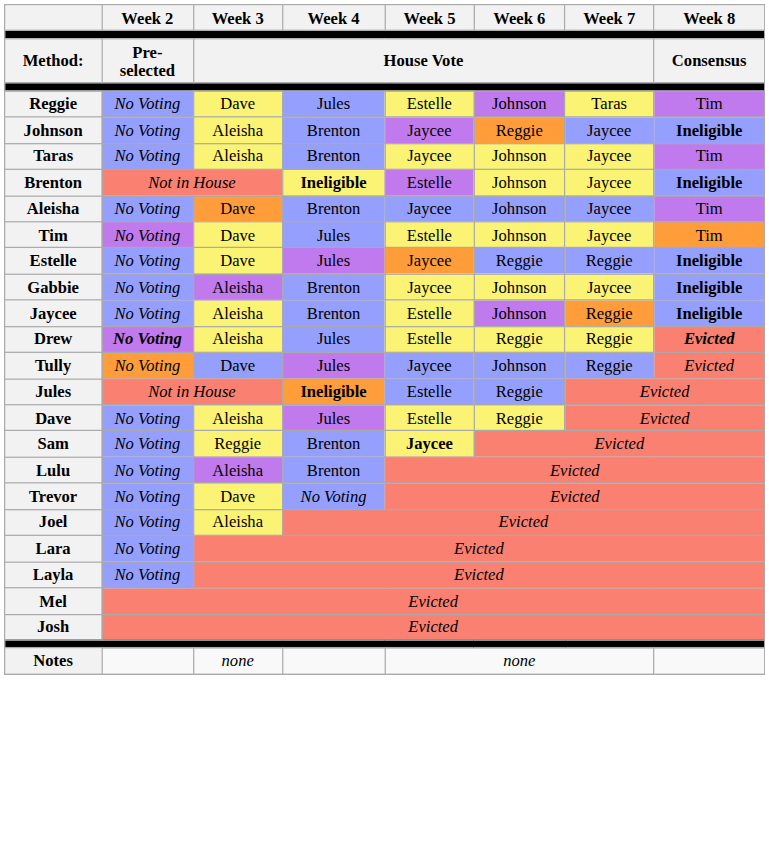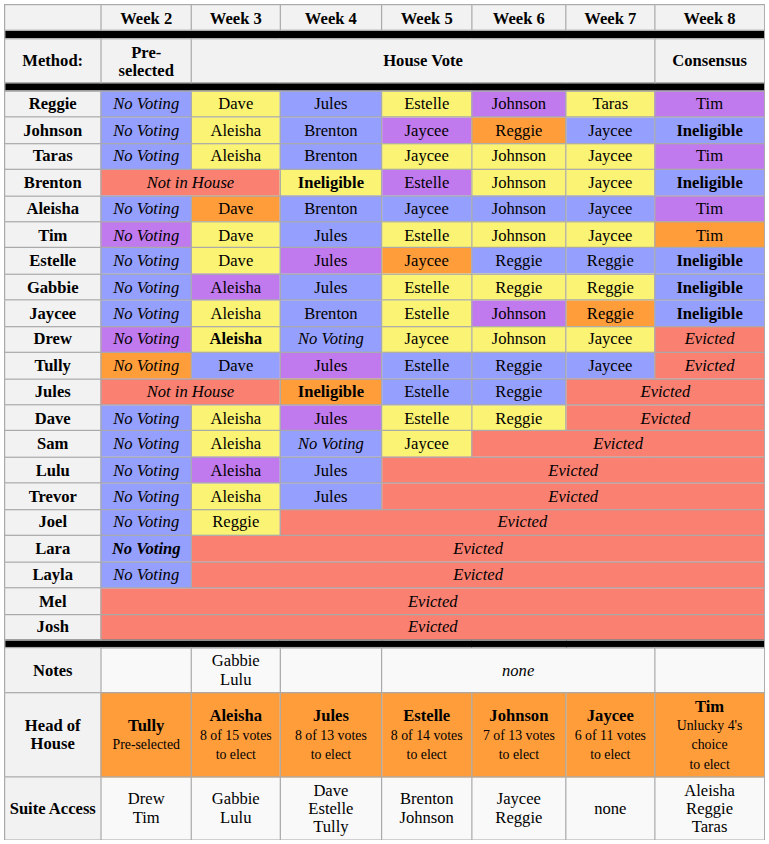(334, 287) Brenton -> (331, 287) Jules
(429, 287) Jaycee -> (427, 287) Estelle
(519, 287) Johnson -> (519, 287) Reggie
(609, 287) Jaycee -> (610, 287) Reggie
(147, 339) bold -> (146, 339) normal
(238, 339) normal -> (236, 339) bold
(334, 339) Jules -> (331, 339) No Voting
(429, 339) Estelle -> (427, 339) Jaycee
(519, 339) Reggie -> (519, 339) Johnson
(609, 339) Reggie -> (610, 339) Jaycee
(709, 339) bold -> (710, 339) normal
(429, 365) Jaycee -> (427, 365) Estelle
(519, 365) Johnson -> (519, 365) Reggie
(609, 365) Reggie -> (610, 365) Jaycee
(238, 444) Reggie -> (236, 444) Aleisha
(334, 444) Brenton -> (331, 444) No Voting
(429, 444) bold -> (427, 444) normal
(334, 470) Brenton -> (331, 470) Jules
(238, 496) Dave -> (236, 496) Aleisha
(334, 496) No Voting -> (331, 496) Jules
(238, 522) Aleisha -> (236, 522) Reggie
(147, 548) normal -> (146, 548) bold
(238, 661) none -> (236, 670) Gabbie Lulu
+ row: (53, 734)
+ row: (53, 808)
